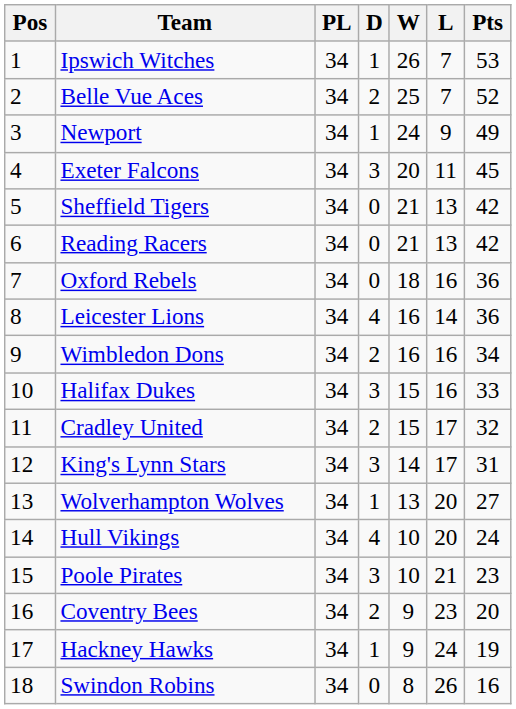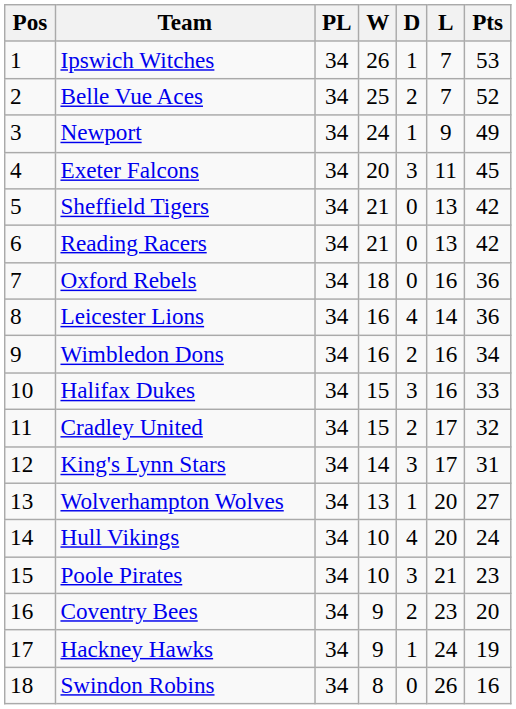columns swapped: (408, 22) <-> (374, 22)
